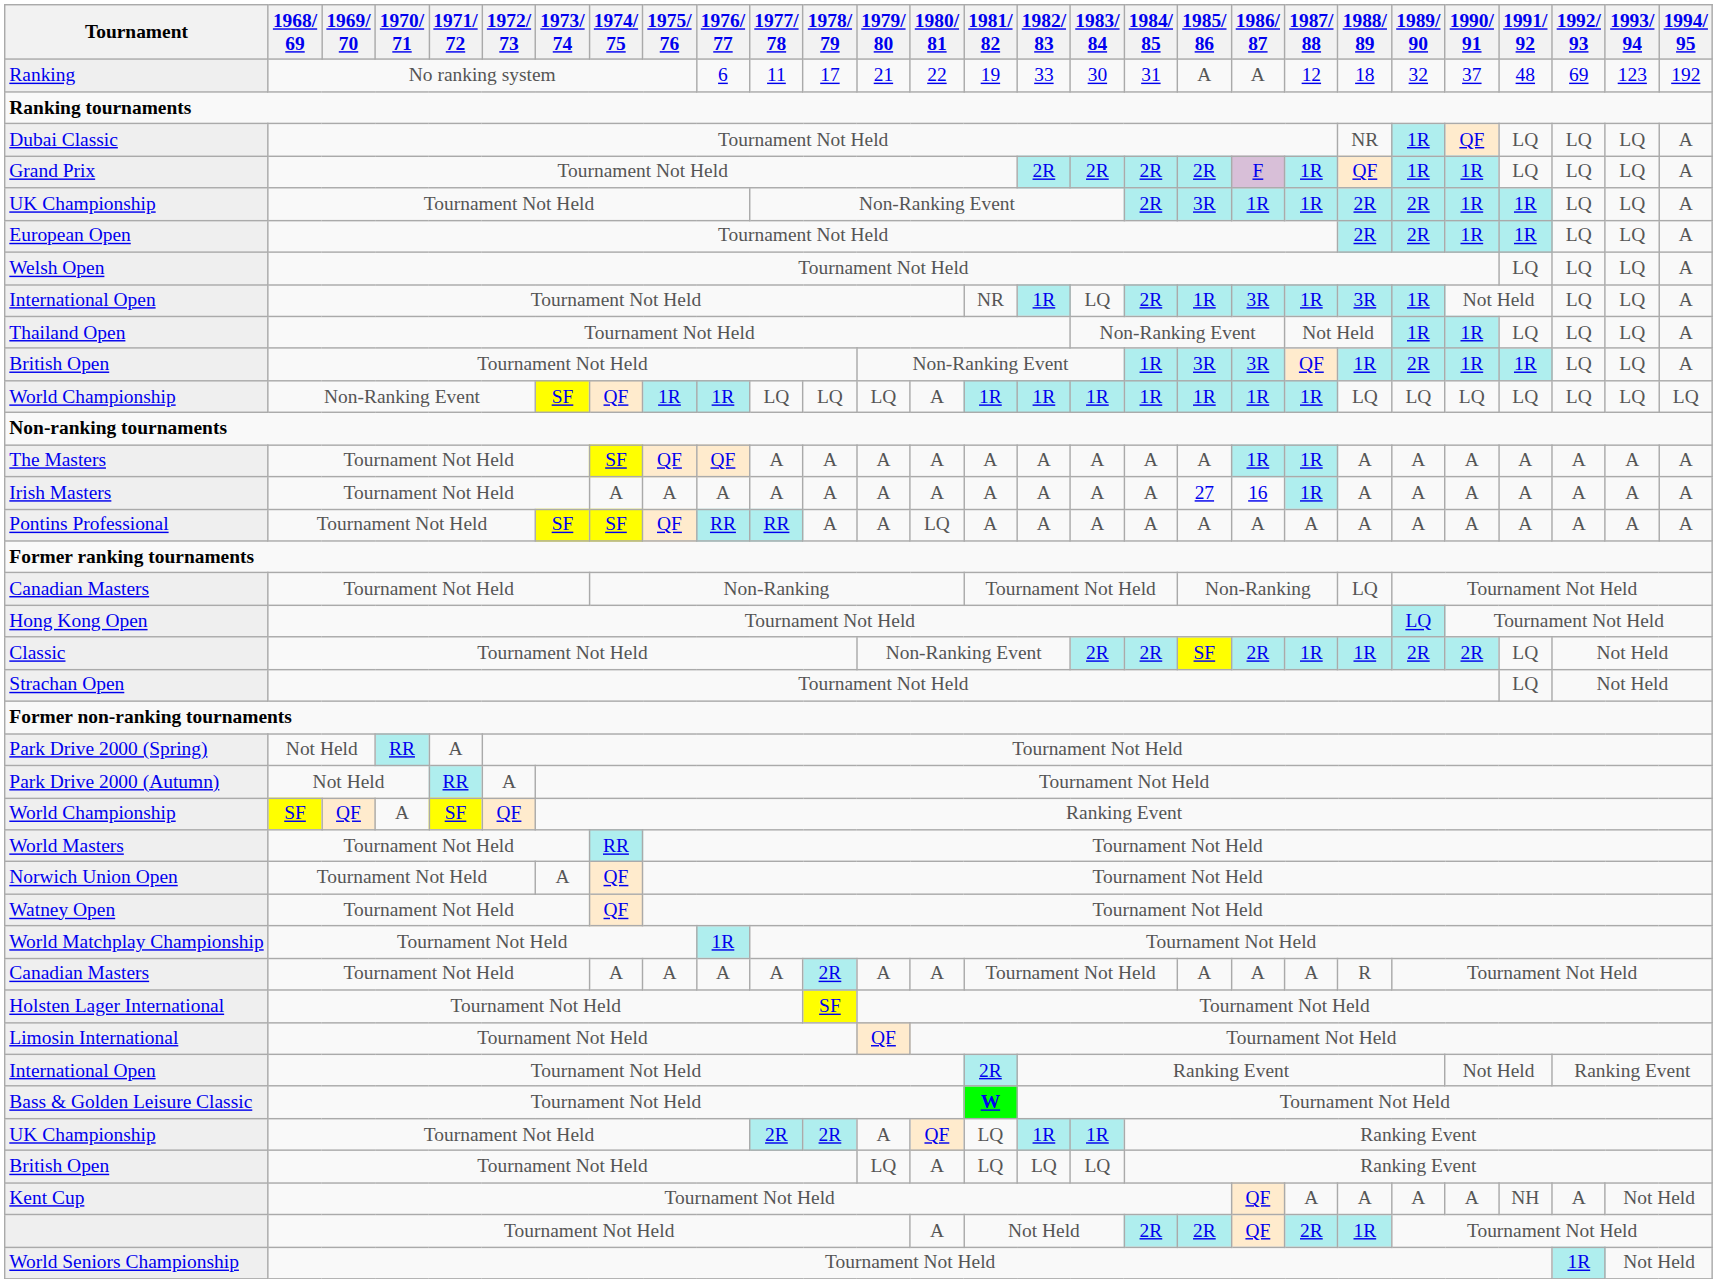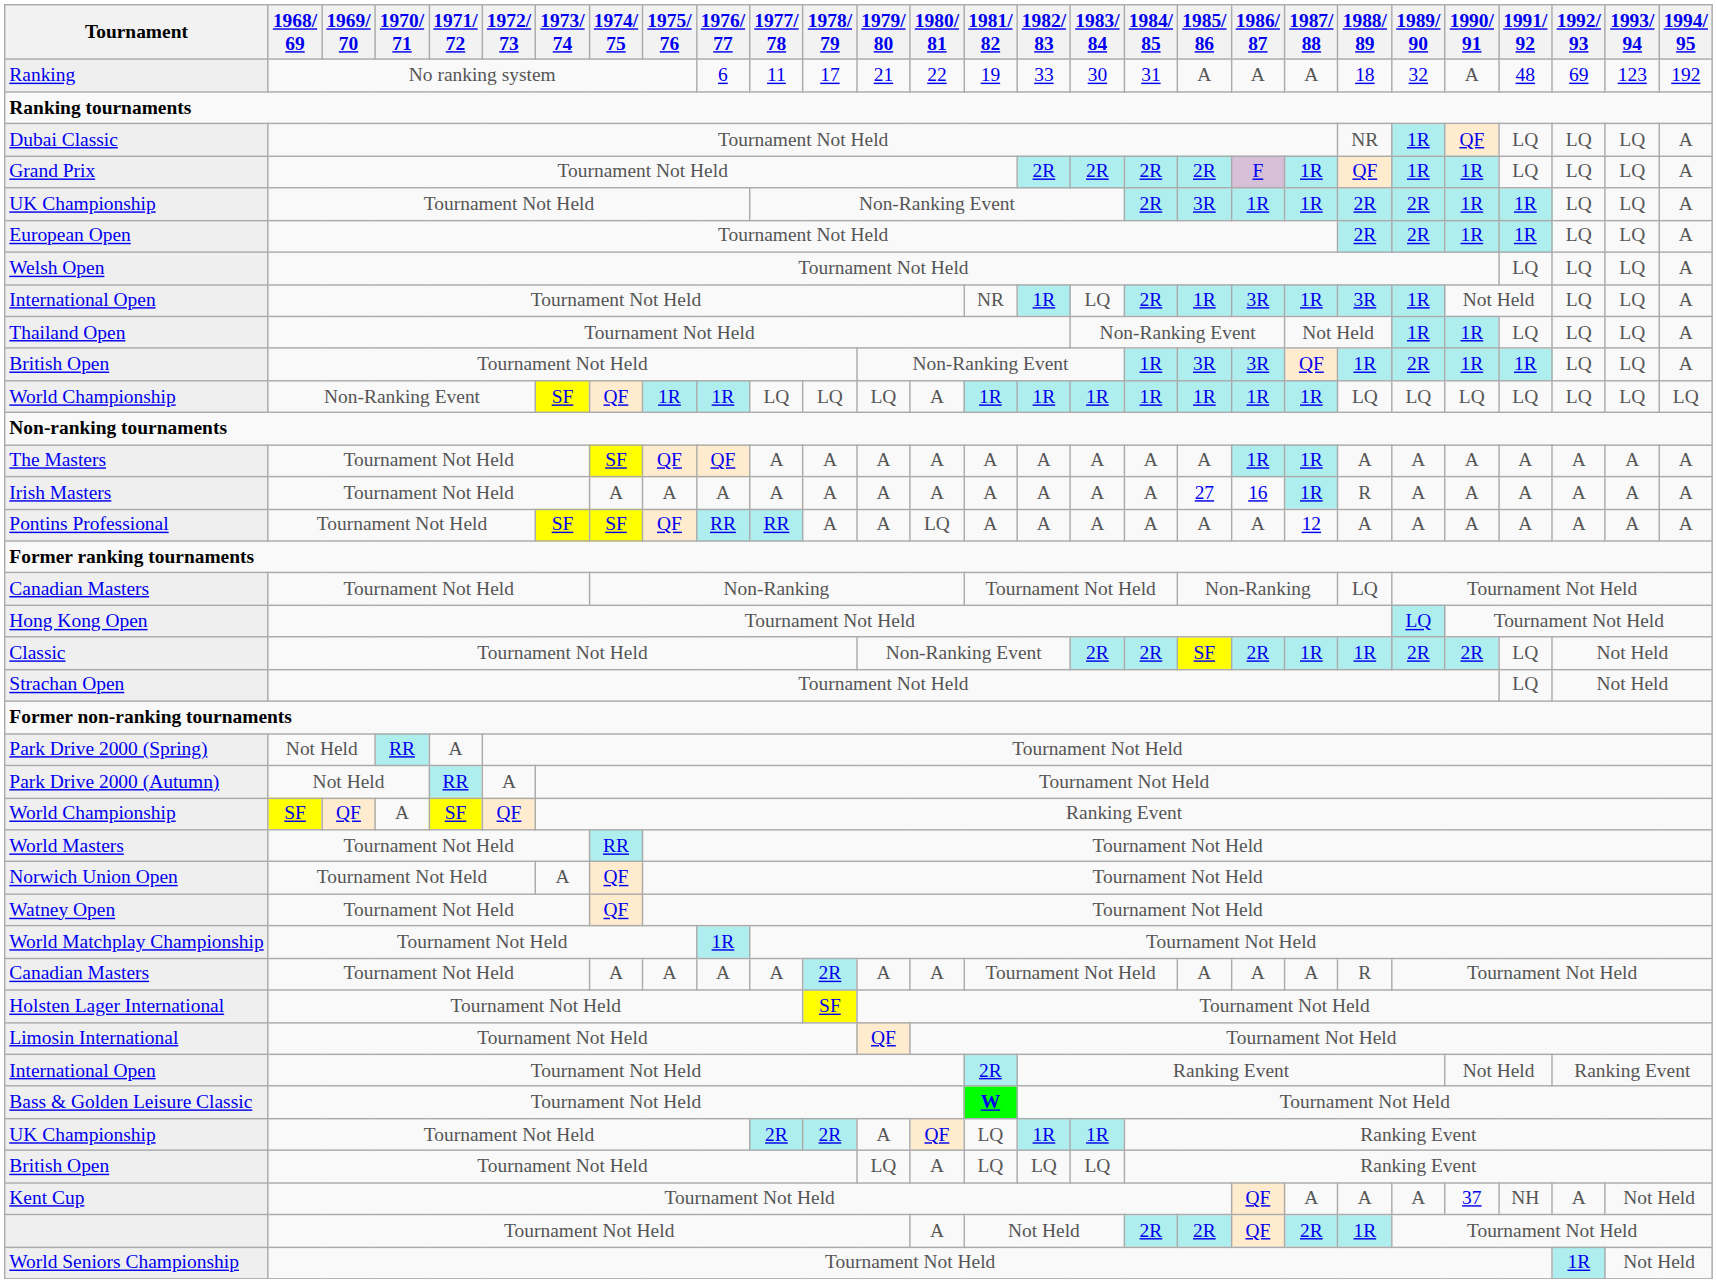(1311, 75) 12 -> (1311, 75) A
(1472, 75) 37 -> (1472, 75) A
(1365, 492) A -> (1365, 492) R
(1311, 524) A -> (1311, 524) 12
(1472, 1198) A -> (1472, 1198) 37
